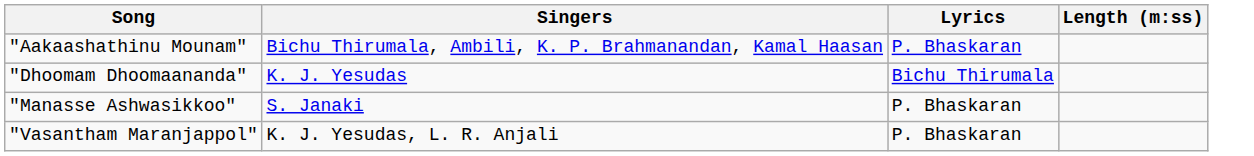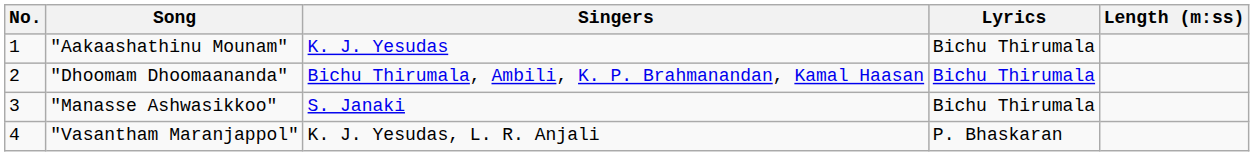+ column: (25, 20)
(575, 49) Bichu Thirumala, Ambili, K. P. Brahmanandan, Kamal Haasan -> (378, 49) K. J. Yesudas
(957, 49) P. Bhaskaran -> (1014, 49) Bichu Thirumala
(337, 78) K. J. Yesudas -> (616, 78) Bichu Thirumala, Ambili, K. P. Brahmanandan, Kamal Haasan
(957, 107) P. Bhaskaran -> (1014, 107) Bichu Thirumala
